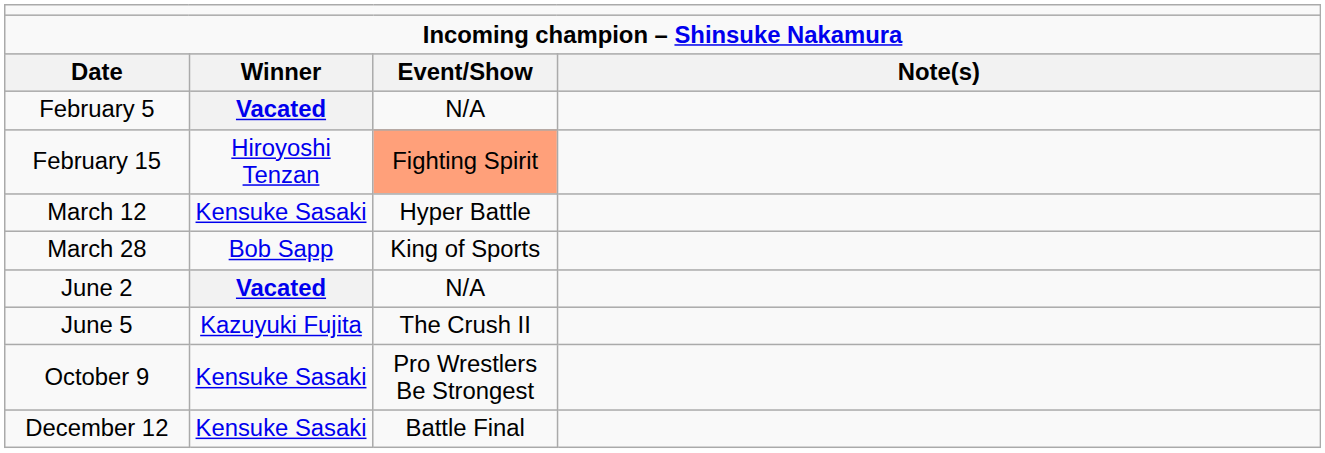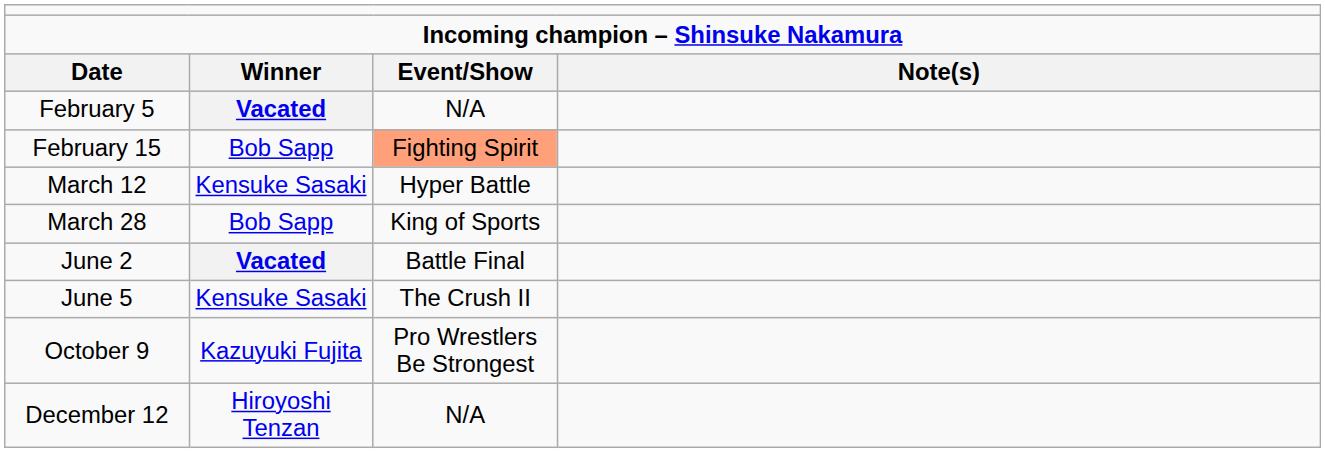(281, 161) Hiroyoshi Tenzan -> (281, 147) Bob Sapp
(465, 288) N/A -> (465, 261) Battle Final
(281, 325) Kazuyuki Fujita -> (281, 299) Kensuke Sasaki
(281, 377) Kensuke Sasaki -> (281, 350) Kazuyuki Fujita
(281, 428) Kensuke Sasaki -> (281, 414) Hiroyoshi Tenzan
(465, 428) Battle Final -> (465, 414) N/A
